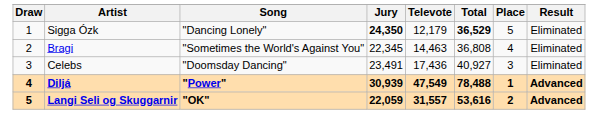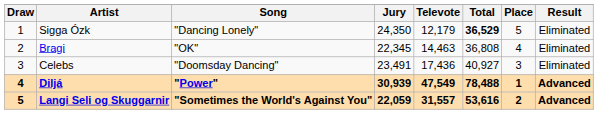(386, 30) bold -> (394, 30) normal
(273, 48) "Sometimes the World's Against You" -> (186, 48) "OK"
(196, 100) "OK" -> (273, 100) "Sometimes the World's Against You"
